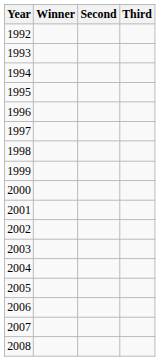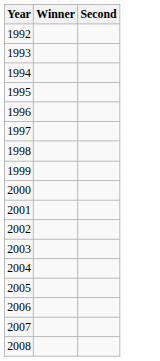- column: (137, 14)
